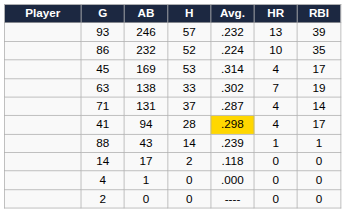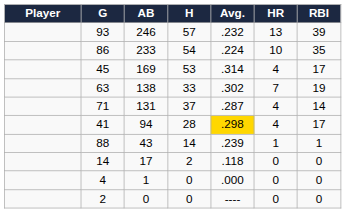(146, 50) 232 -> (146, 50) 233
(189, 50) 52 -> (189, 50) 54
